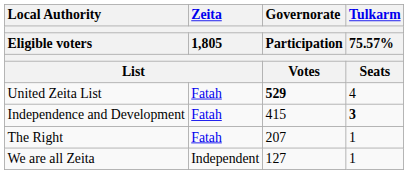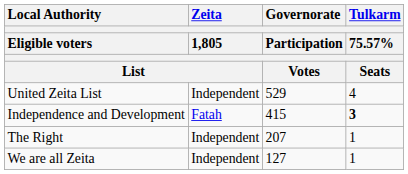(207, 93) Fatah -> (225, 93) Independent
(276, 93) bold -> (276, 93) normal
(207, 137) Fatah -> (225, 137) Independent
